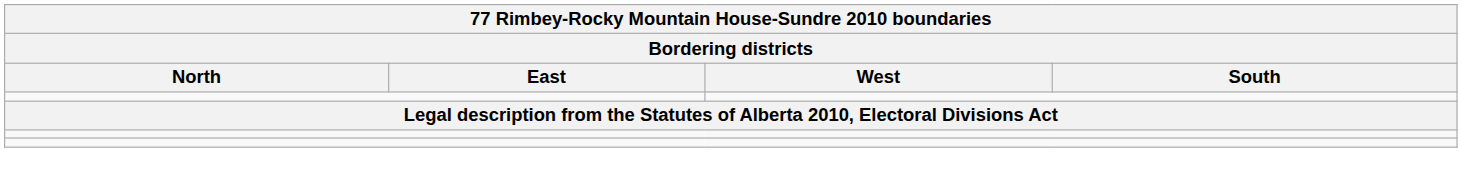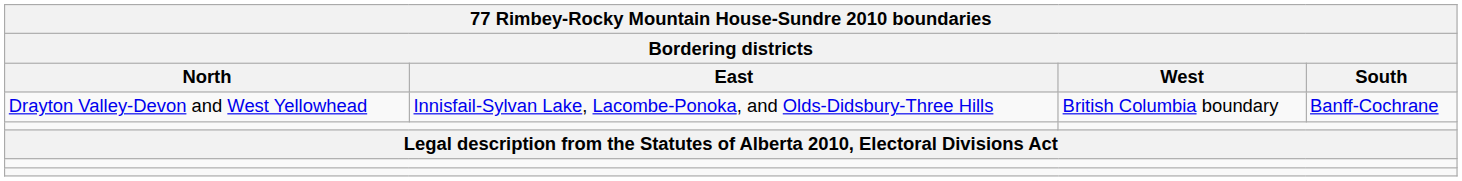+ row: (188, 106)
